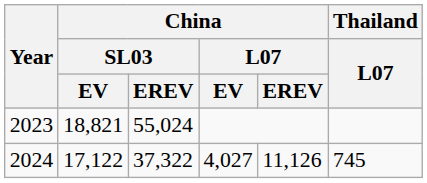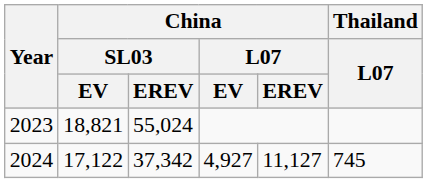(163, 159) 37,322 -> (163, 159) 37,342
(228, 159) 4,027 -> (228, 159) 4,927
(292, 159) 11,126 -> (292, 159) 11,127
